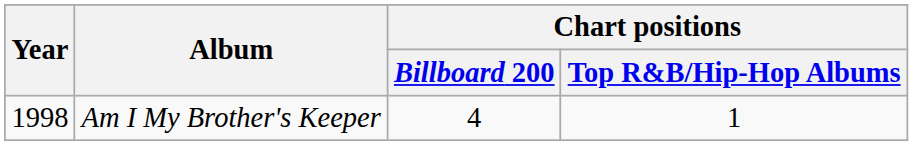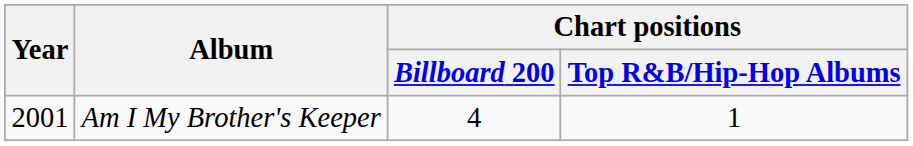(40, 117) 1998 -> (40, 117) 2001
